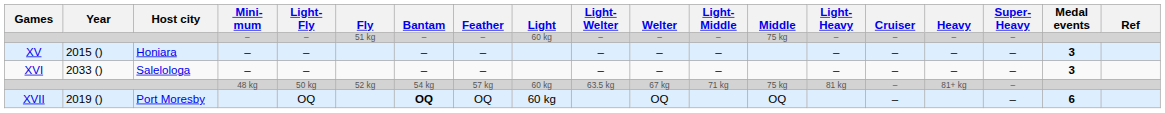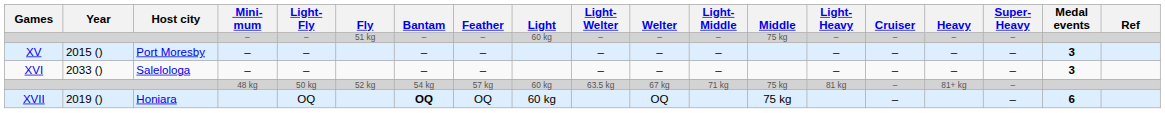(157, 52) Honiara -> (171, 52) Port Moresby
(171, 99) Port Moresby -> (157, 99) Honiara
(777, 99) OQ -> (777, 99) 75 kg
